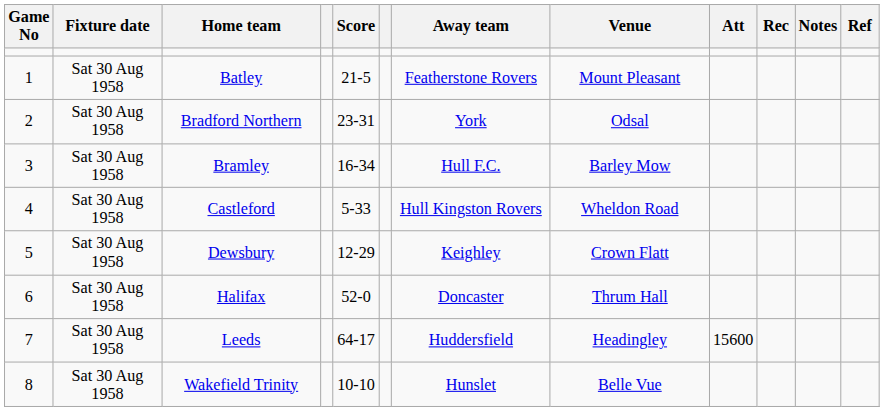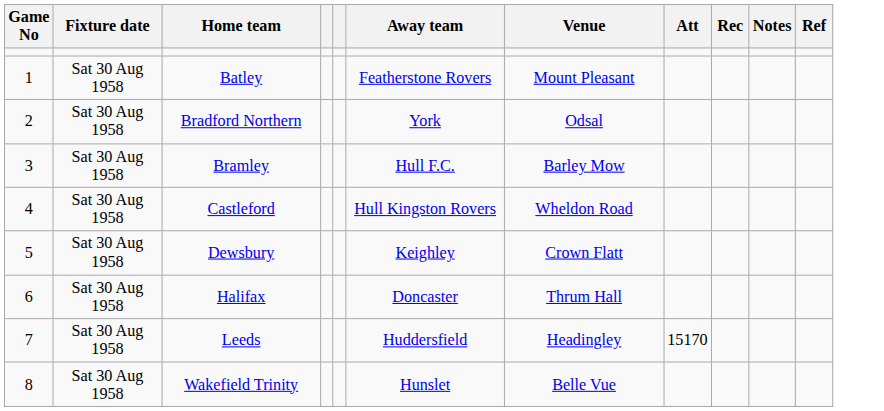- column: (356, 26)
(733, 340) 15600 -> (687, 340) 15170
